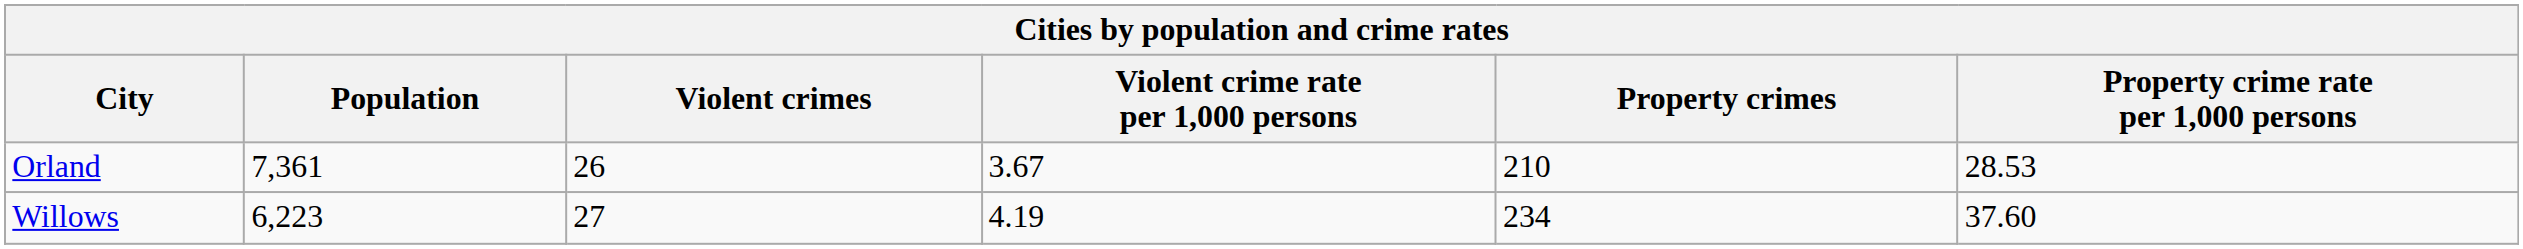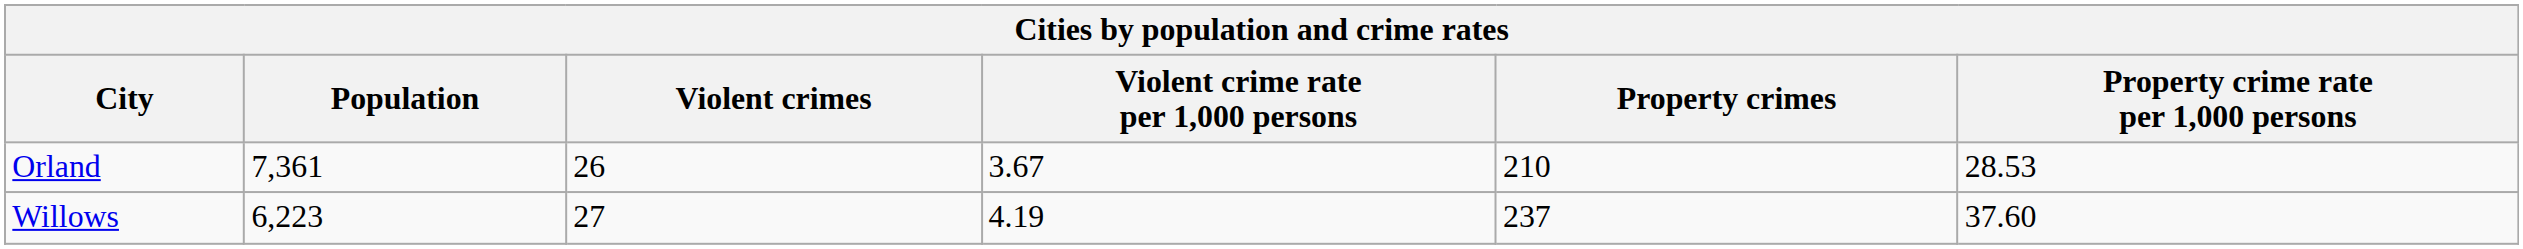(1527, 217) 234 -> (1527, 217) 237
